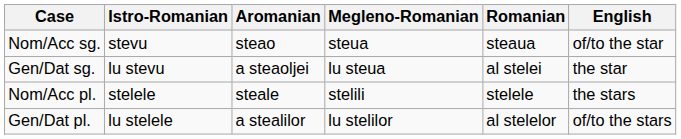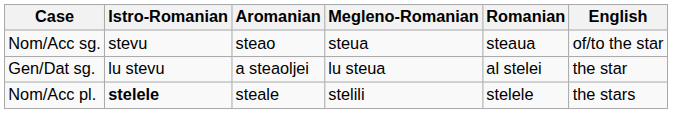(132, 95) normal -> (134, 95) bold
- row: (50, 120)
